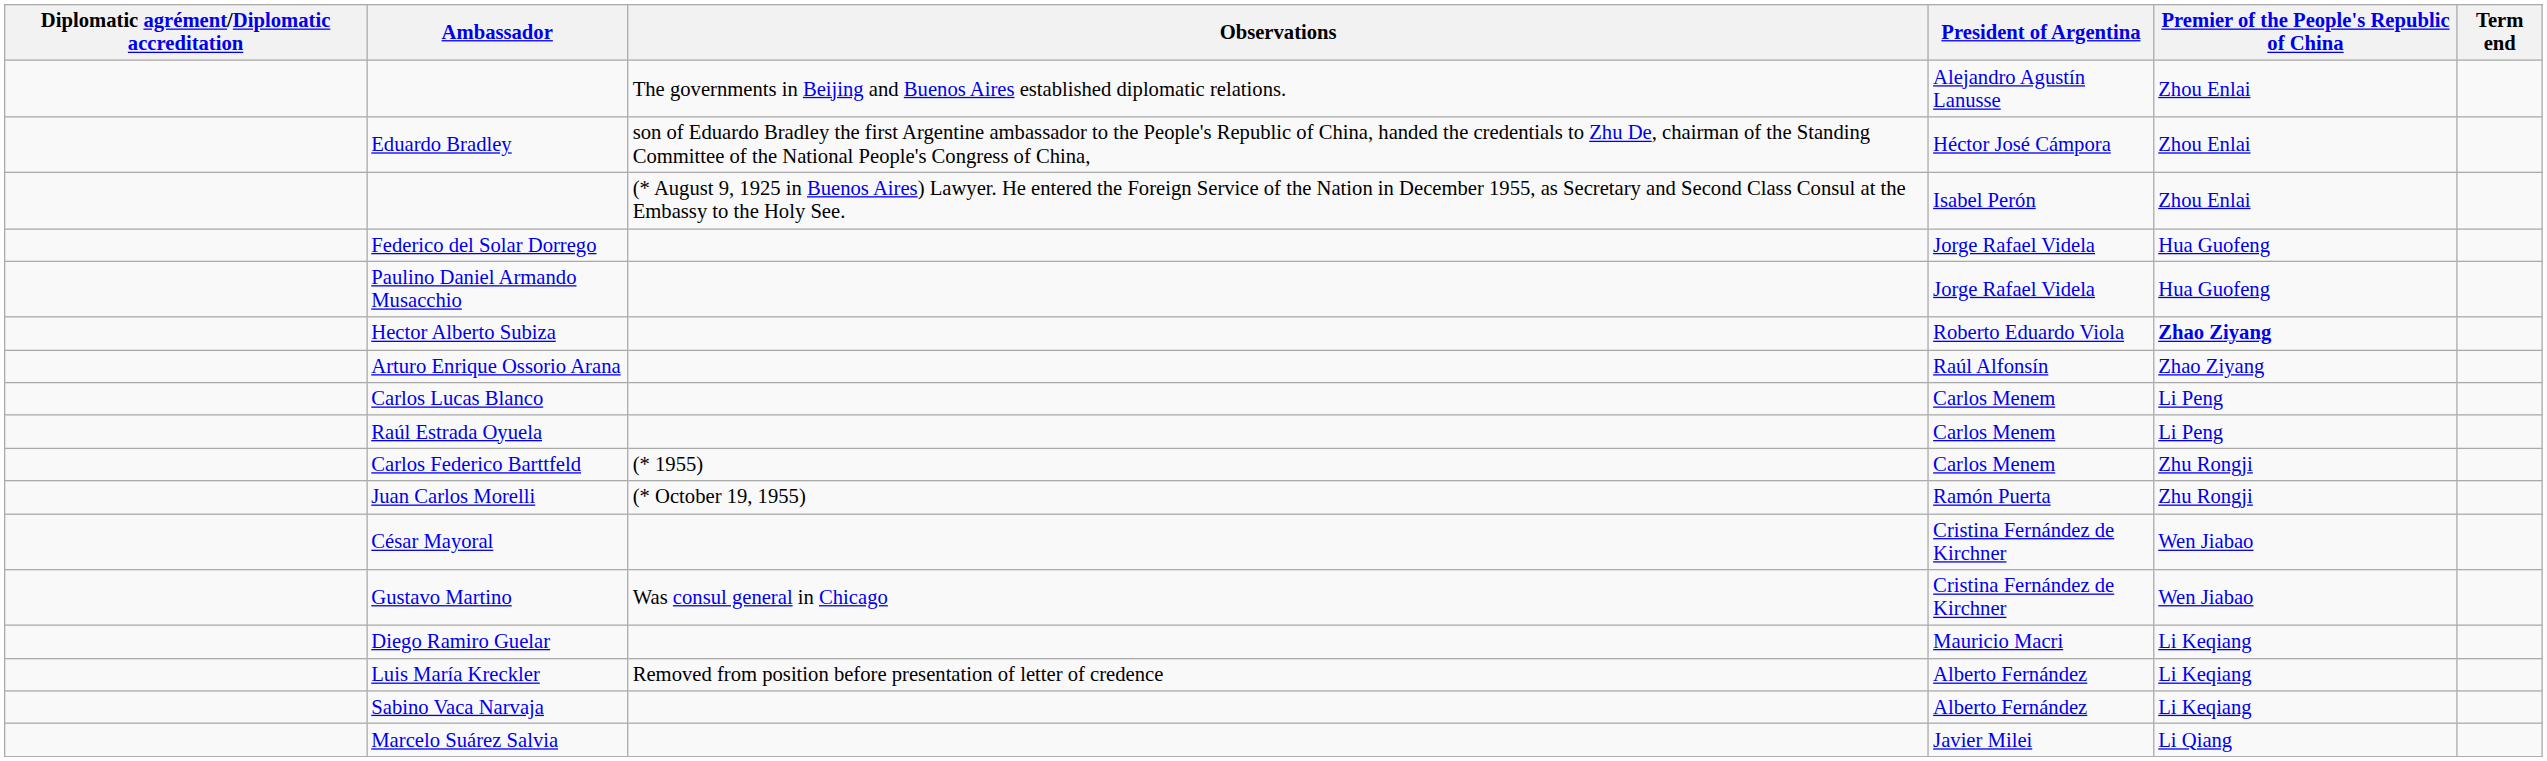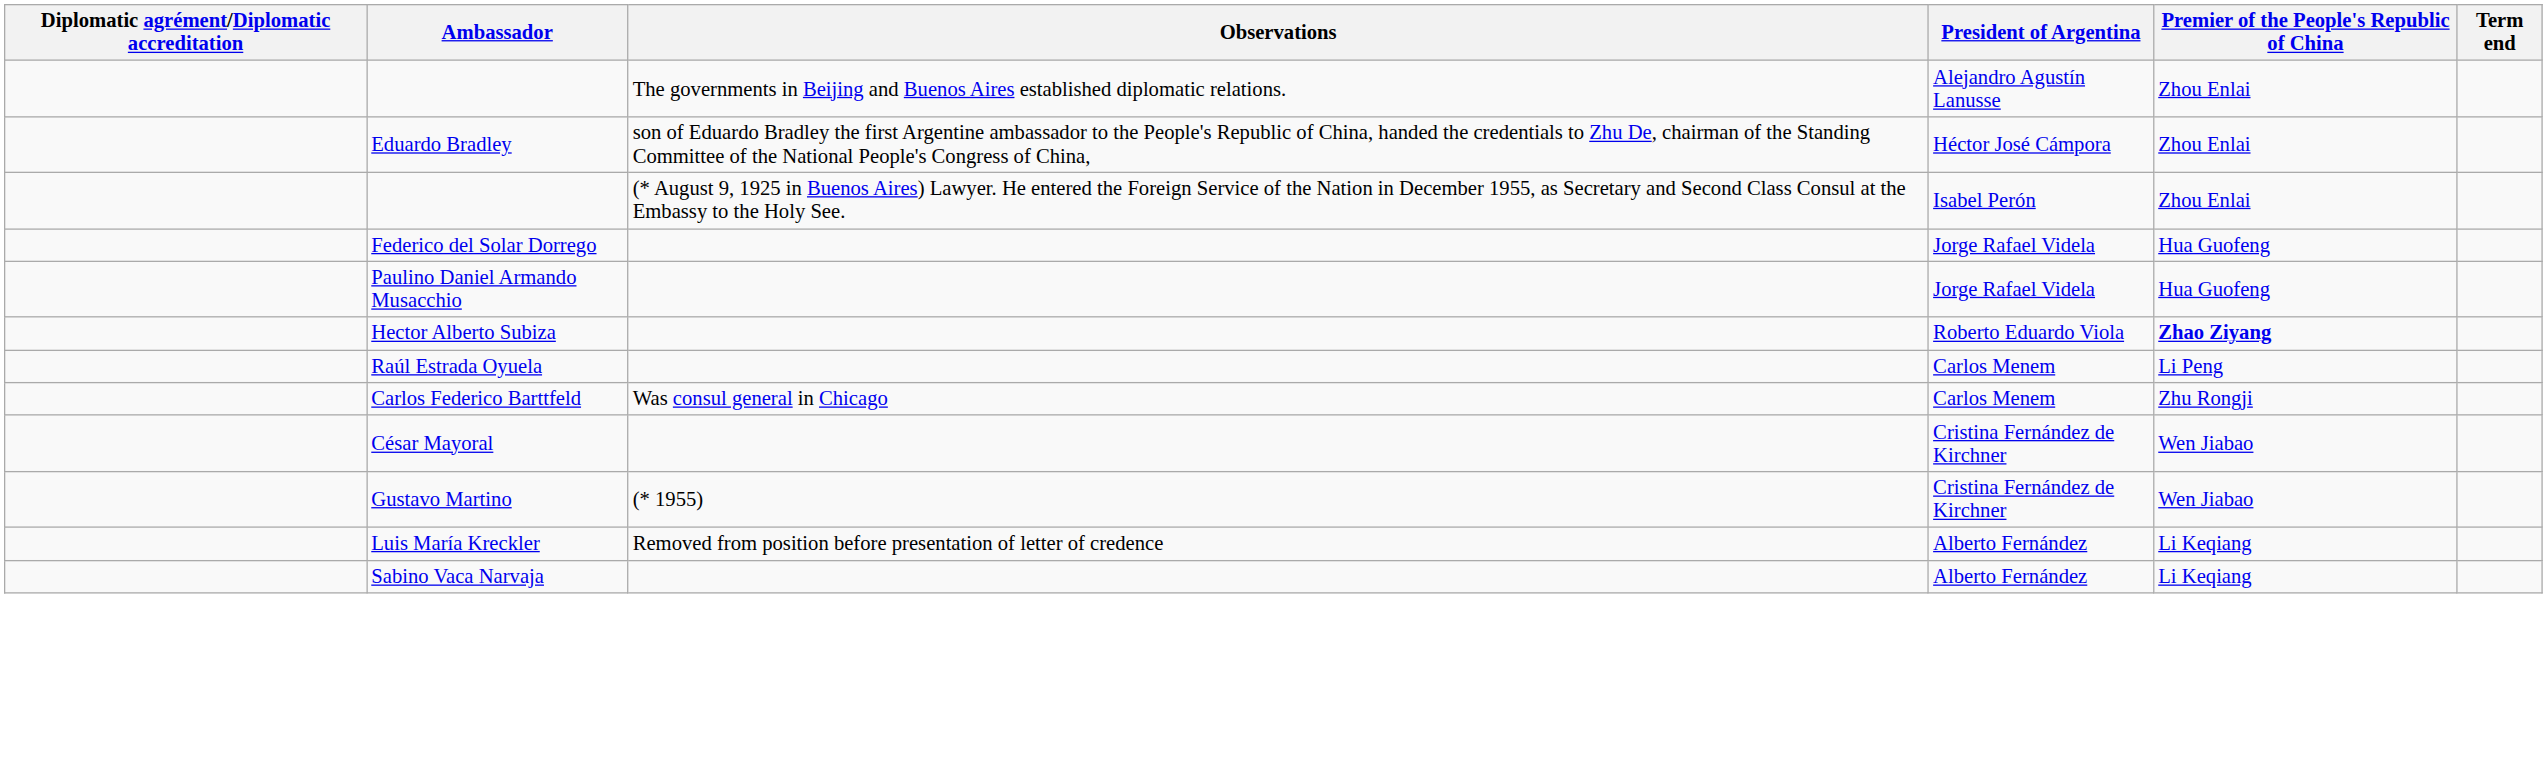- row: (496, 366)
- row: (457, 398)
(668, 464) (* 1955) -> (760, 398) Was consul general in Chicago
- row: (453, 497)
(760, 597) Was consul general in Chicago -> (668, 499) (* 1955)
- row: (461, 641)
- row: (465, 739)
